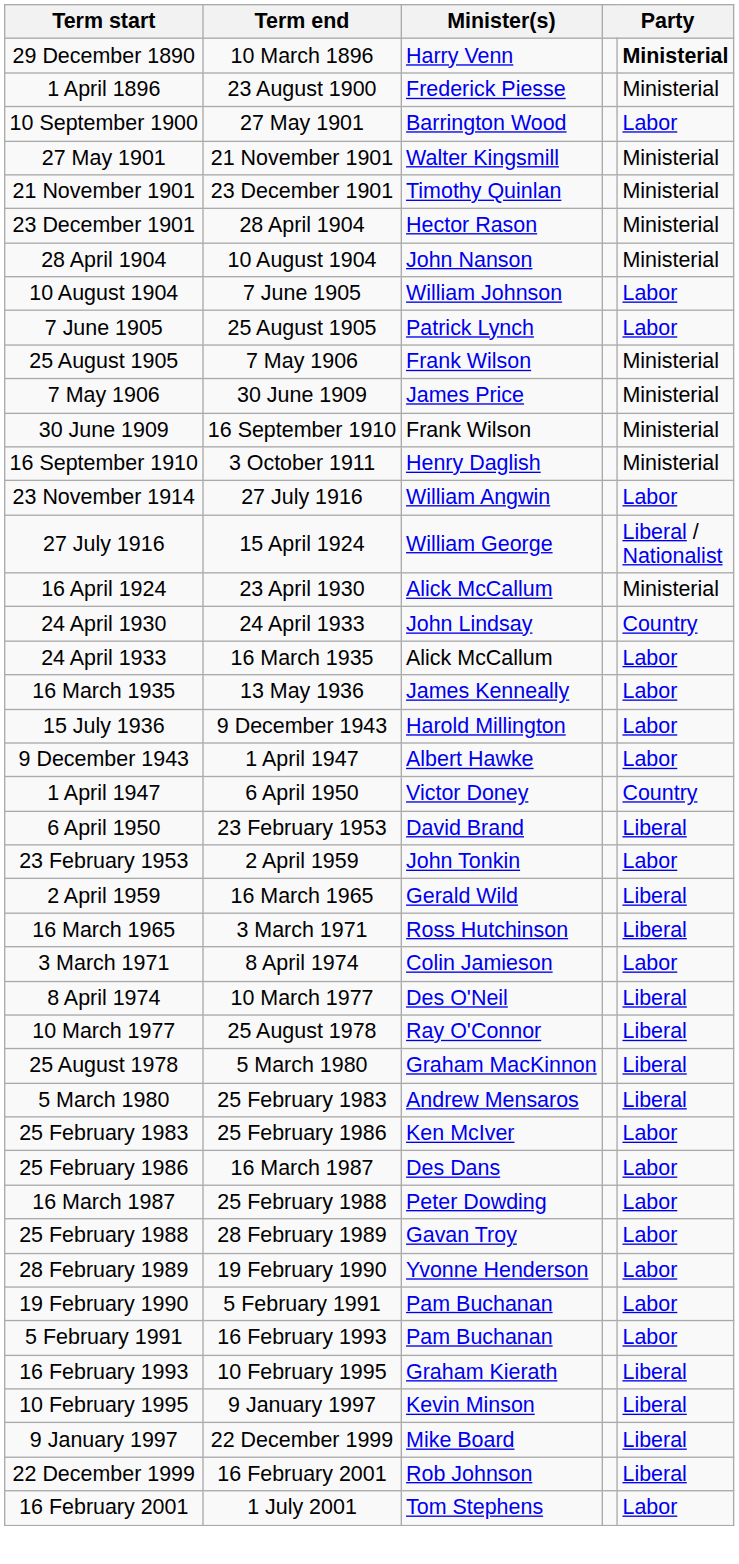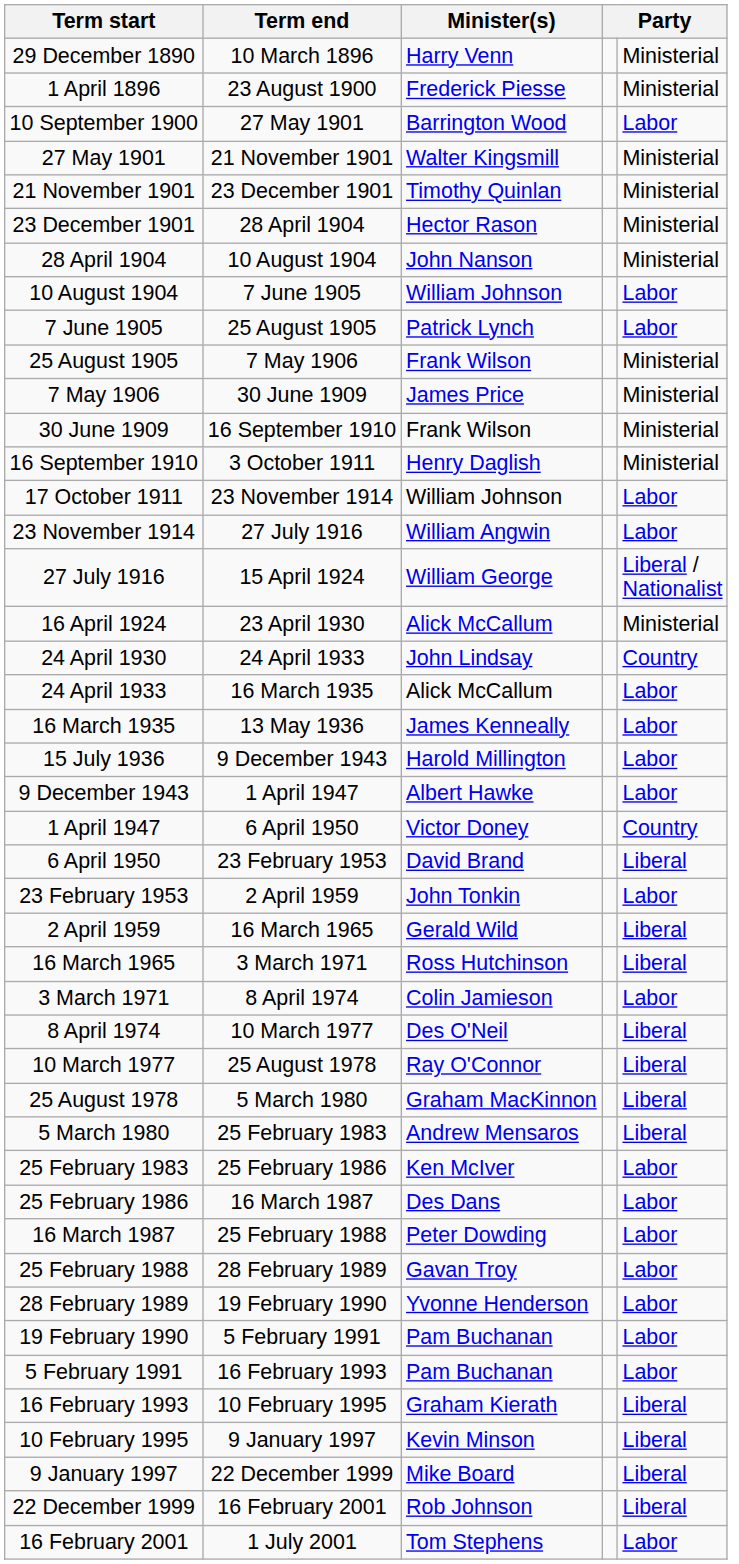(675, 55) bold -> (671, 55) normal
+ row: (104, 497)
